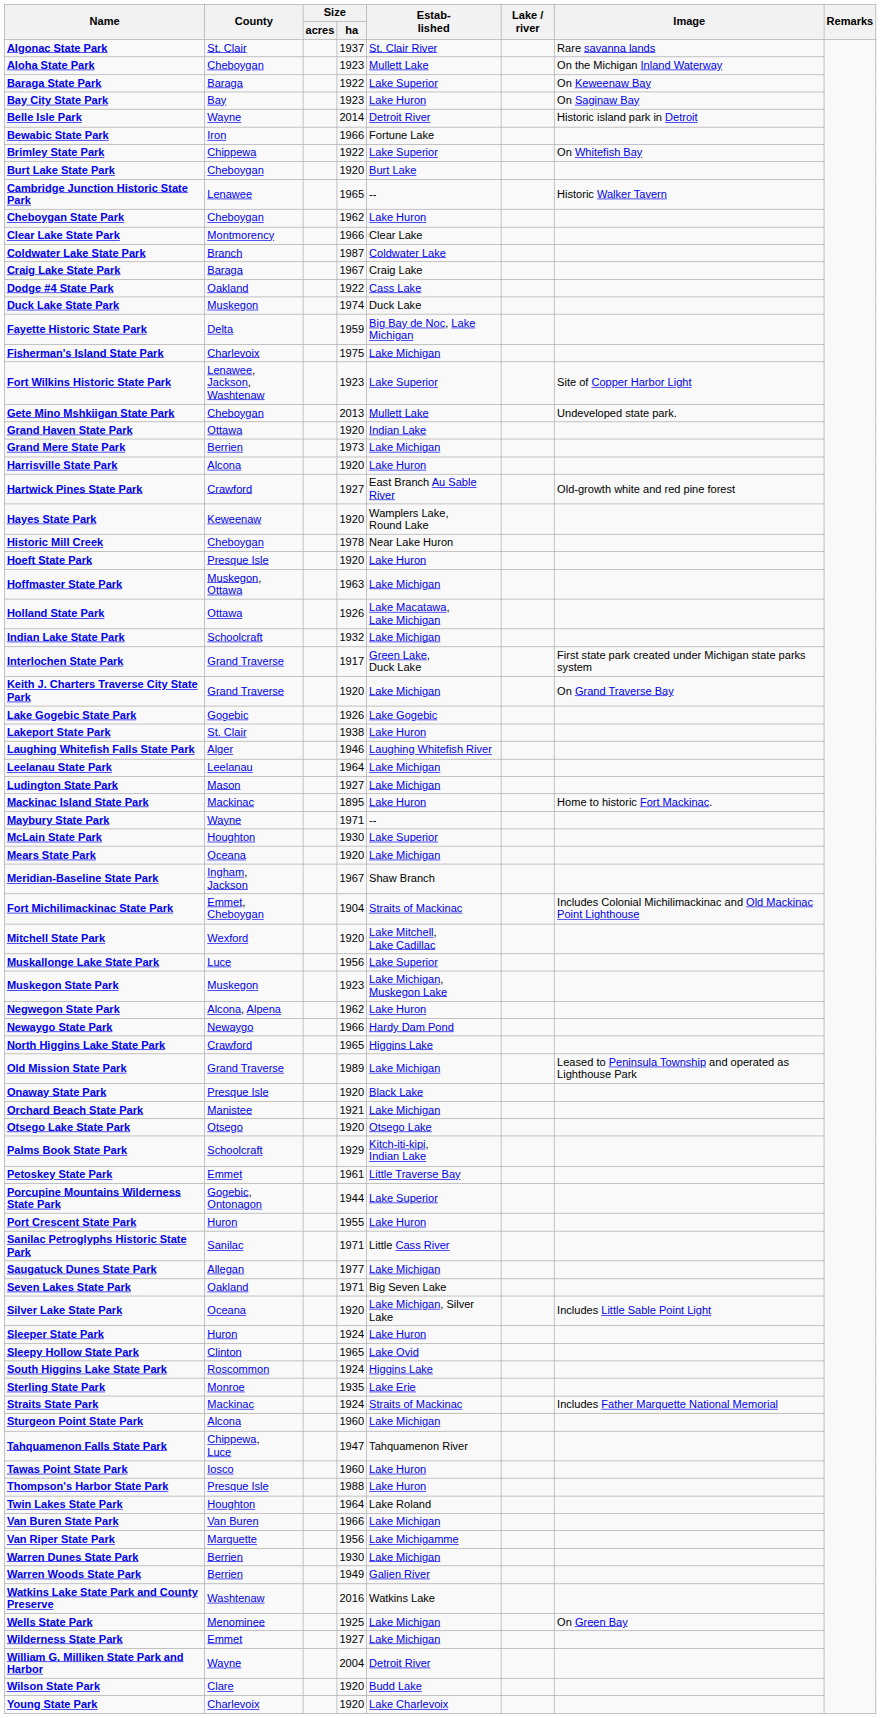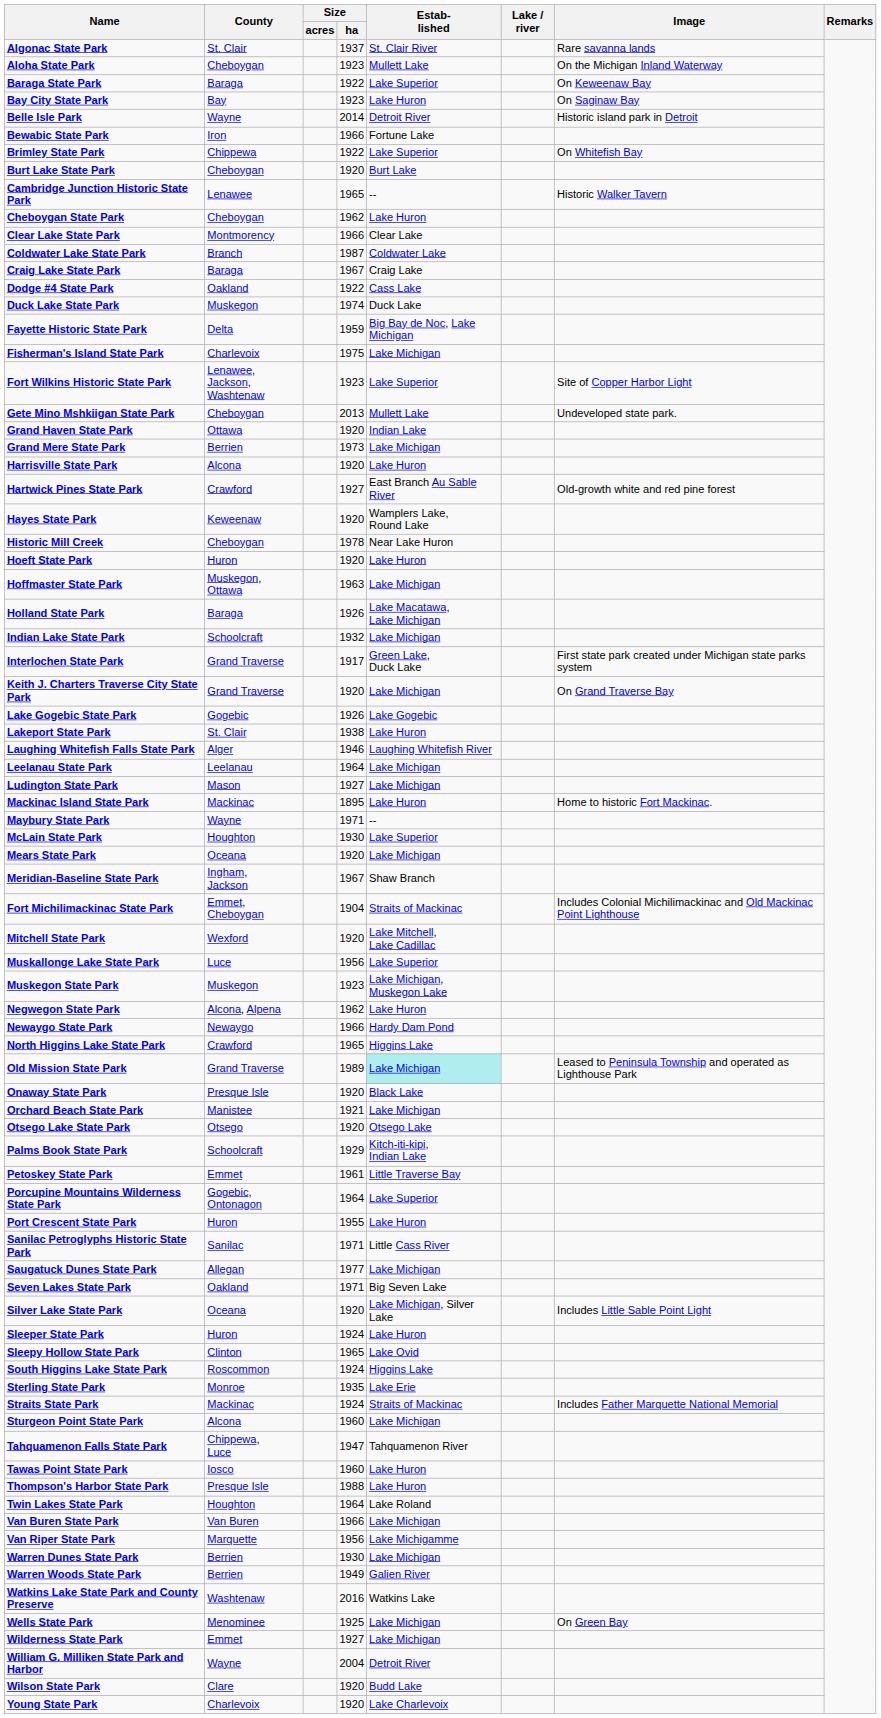(238, 560) Presque Isle -> (222, 560) Huron
(225, 614) Ottawa -> (225, 614) Baraga
(405, 1068) no background -> (405, 1068) paleturquoise background
(352, 1198) 1944 -> (352, 1198) 1964
